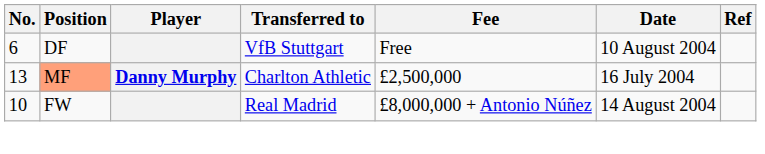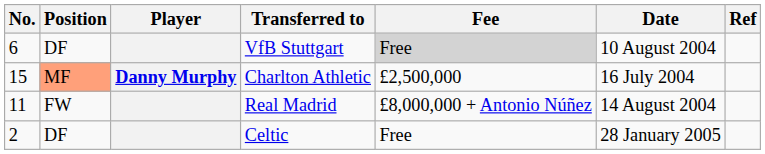(396, 47) no background -> (396, 47) lightgrey background
(18, 76) 13 -> (18, 76) 15
(18, 105) 10 -> (18, 105) 11
+ row: (267, 134)
